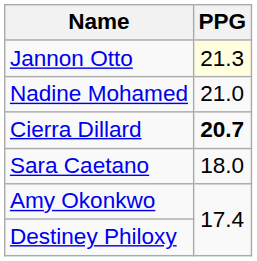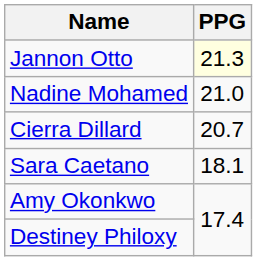(222, 129) bold -> (222, 129) normal
(222, 165) 18.0 -> (222, 165) 18.1
